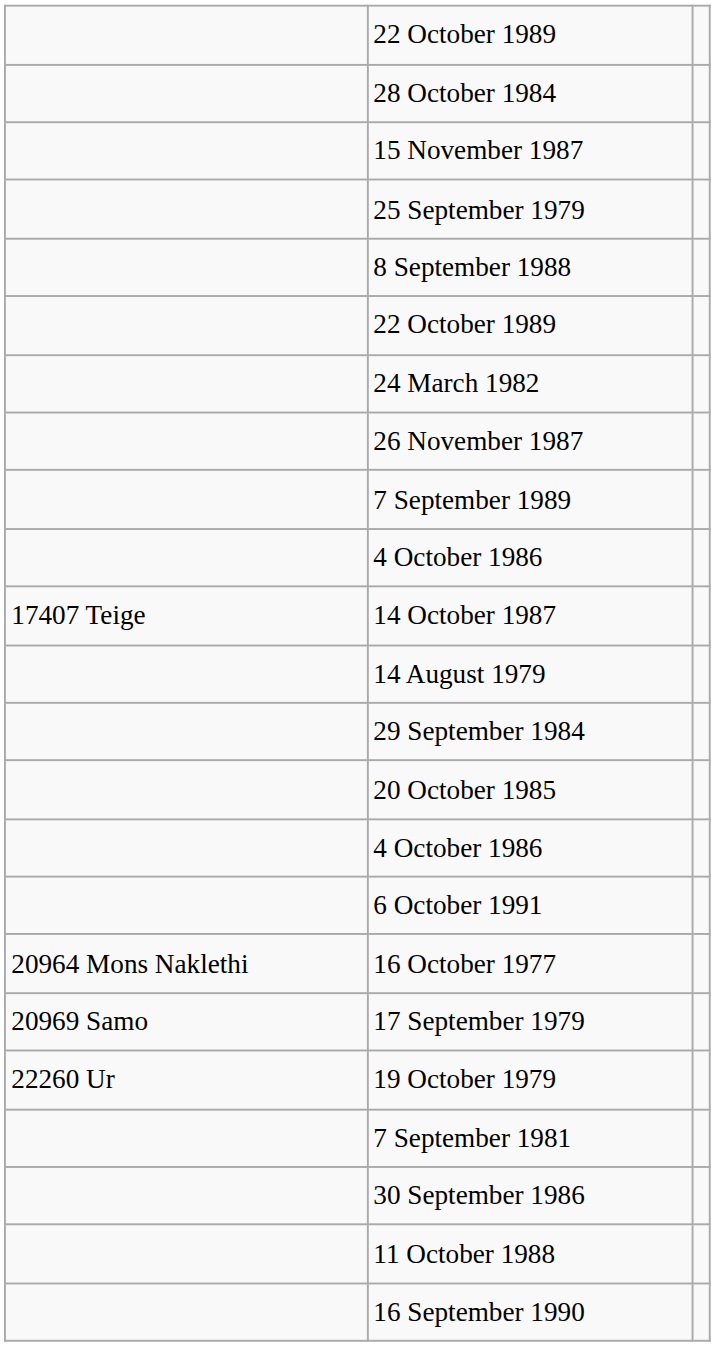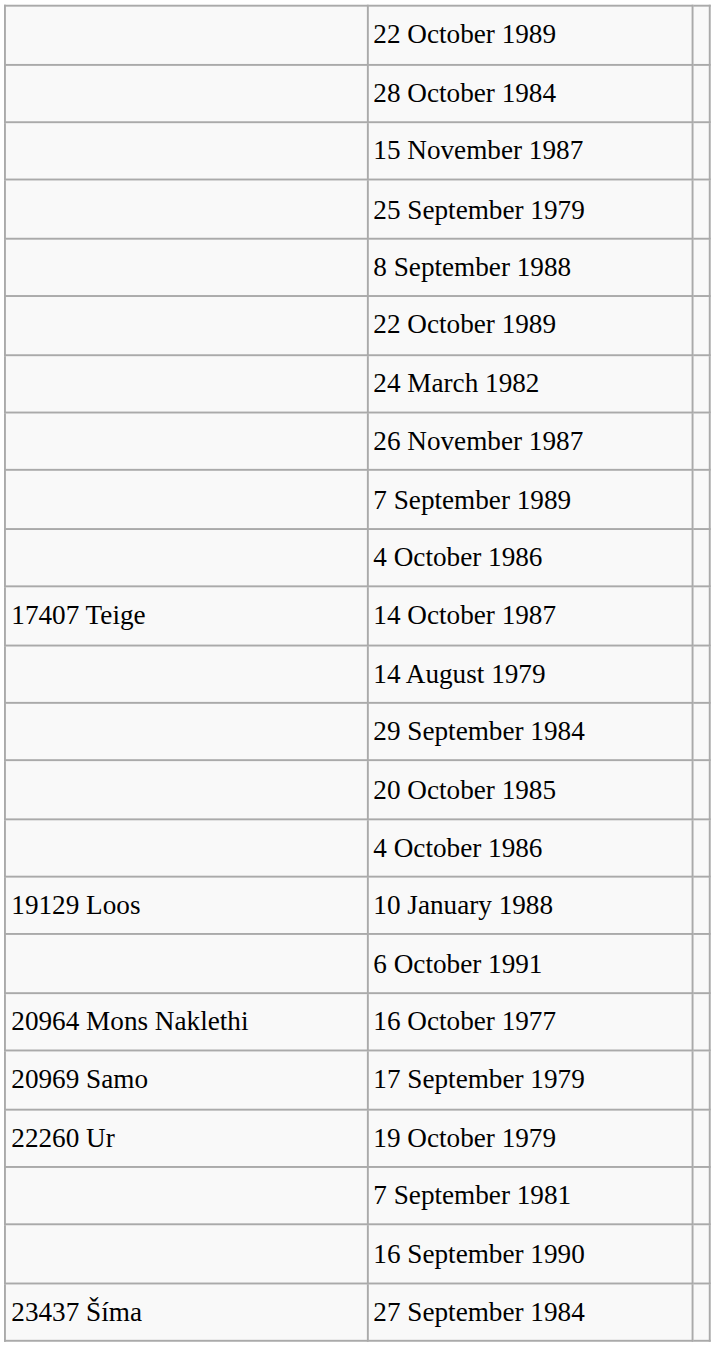+ row: (76, 905)
- row: (186, 1196)
- row: (186, 1254)
+ row: (77, 1311)
